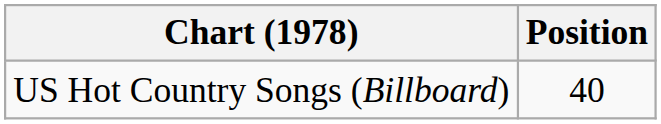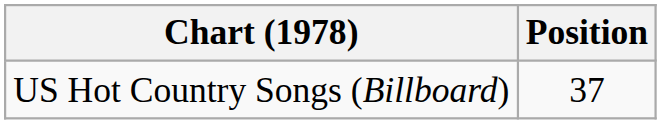(587, 88) 40 -> (587, 88) 37
